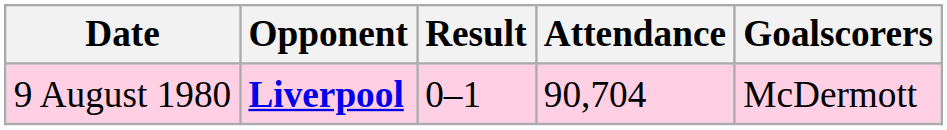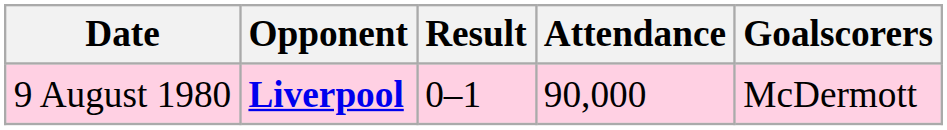(595, 93) 90,704 -> (595, 93) 90,000
